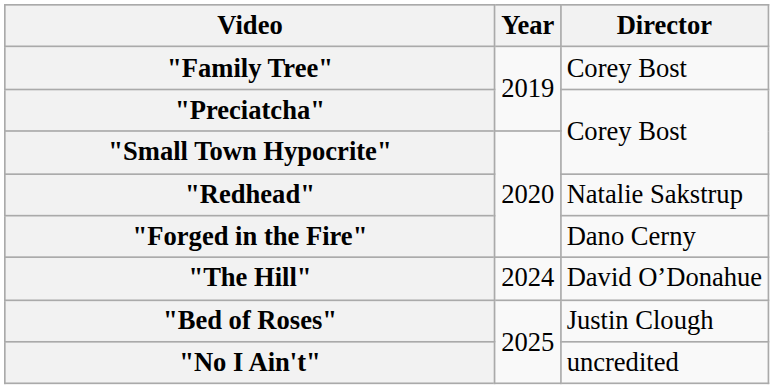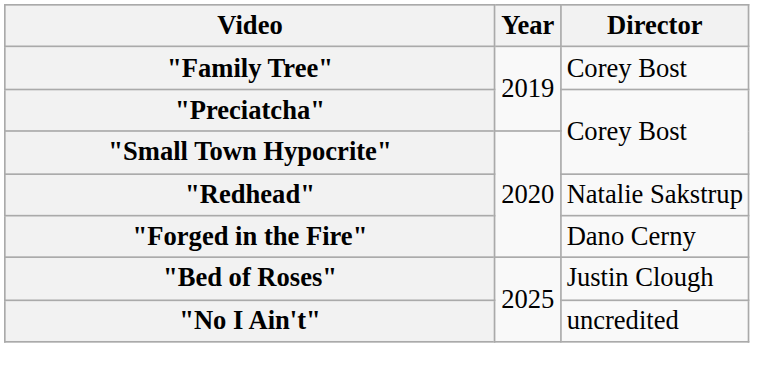- row: (250, 278)
